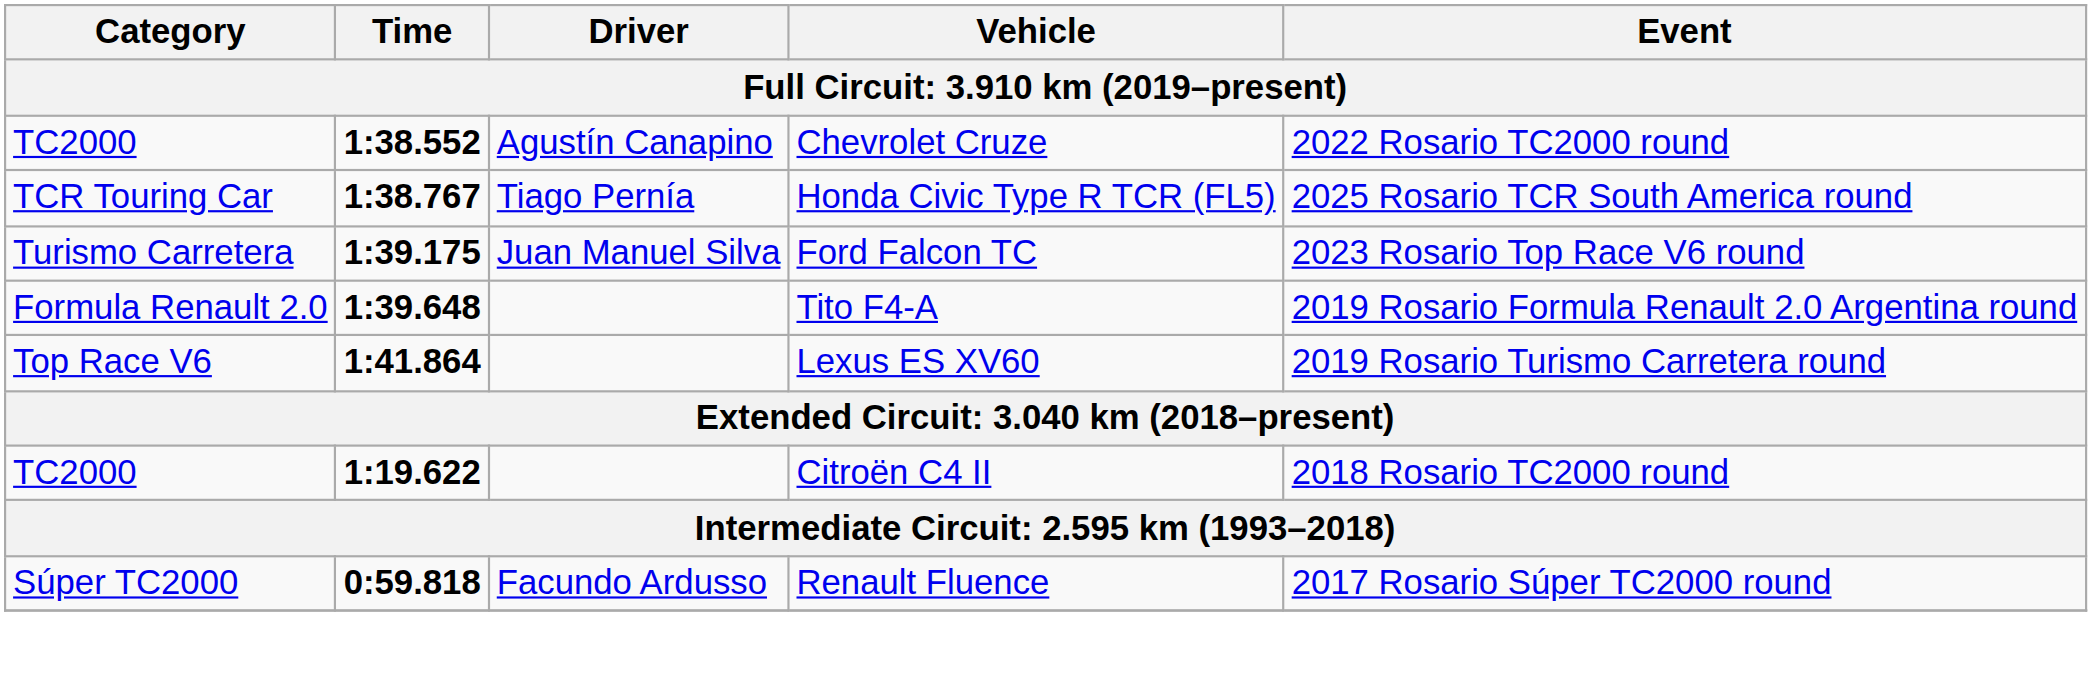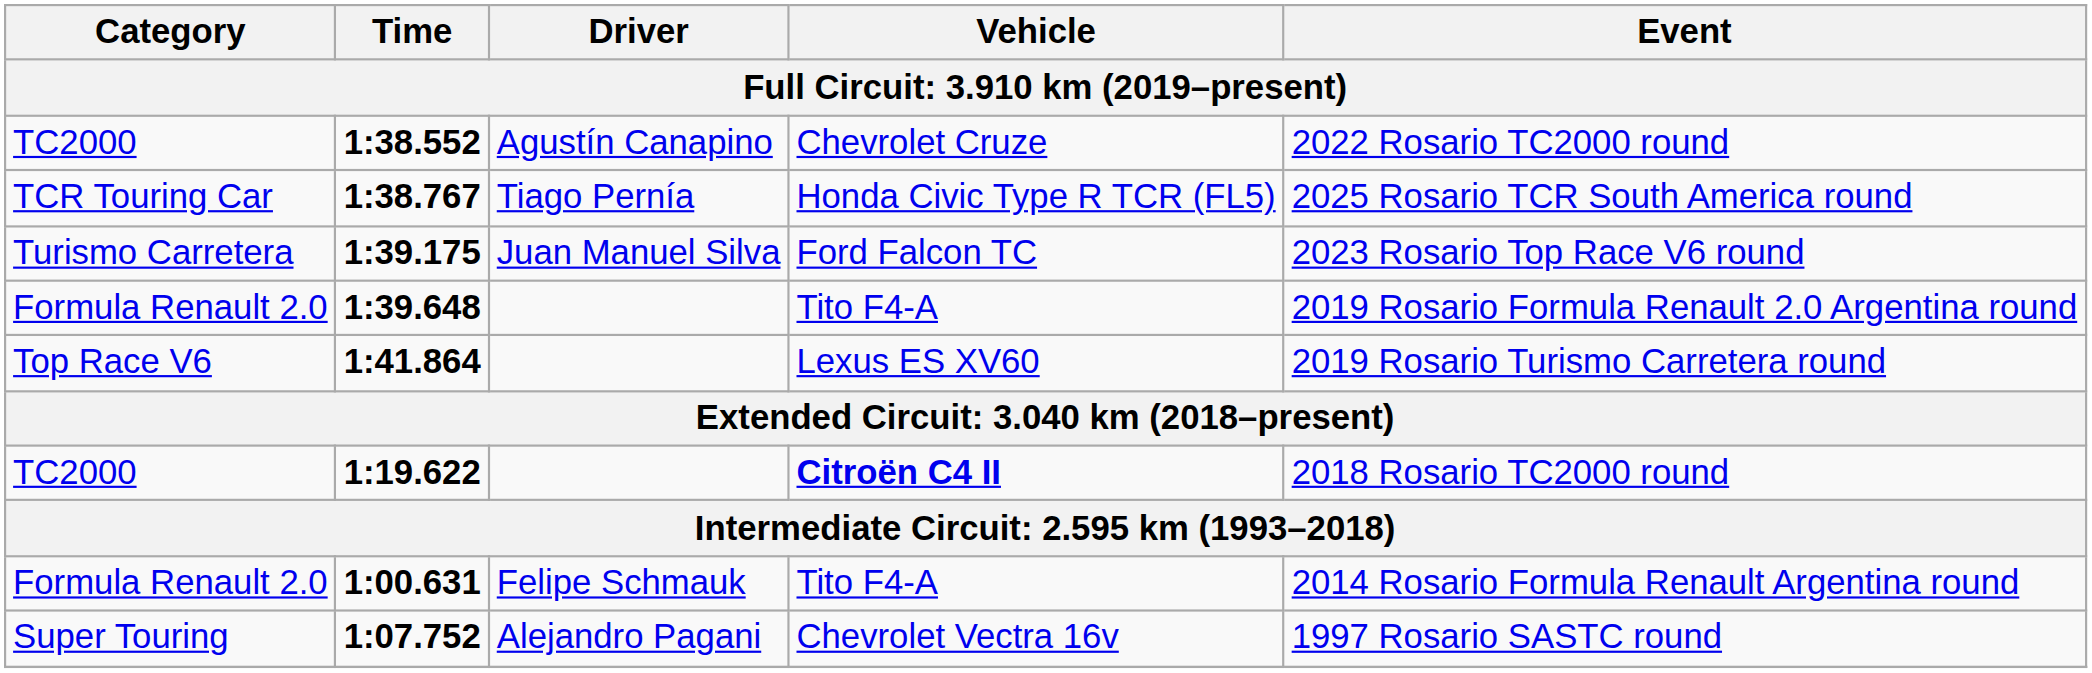(894, 472) normal -> (899, 472) bold
- row: (412, 582)
+ row: (412, 582)
+ row: (412, 637)
